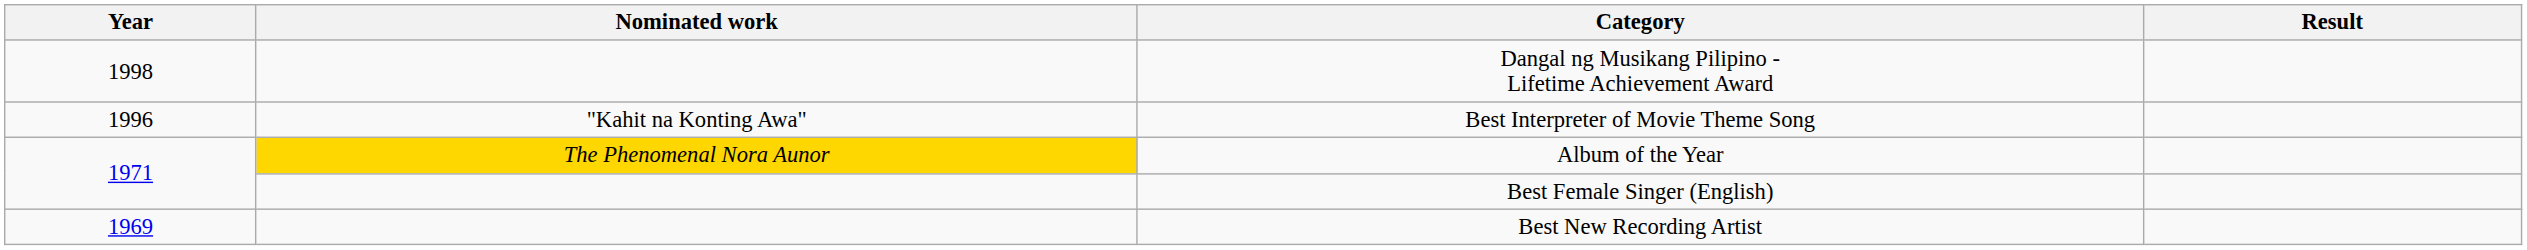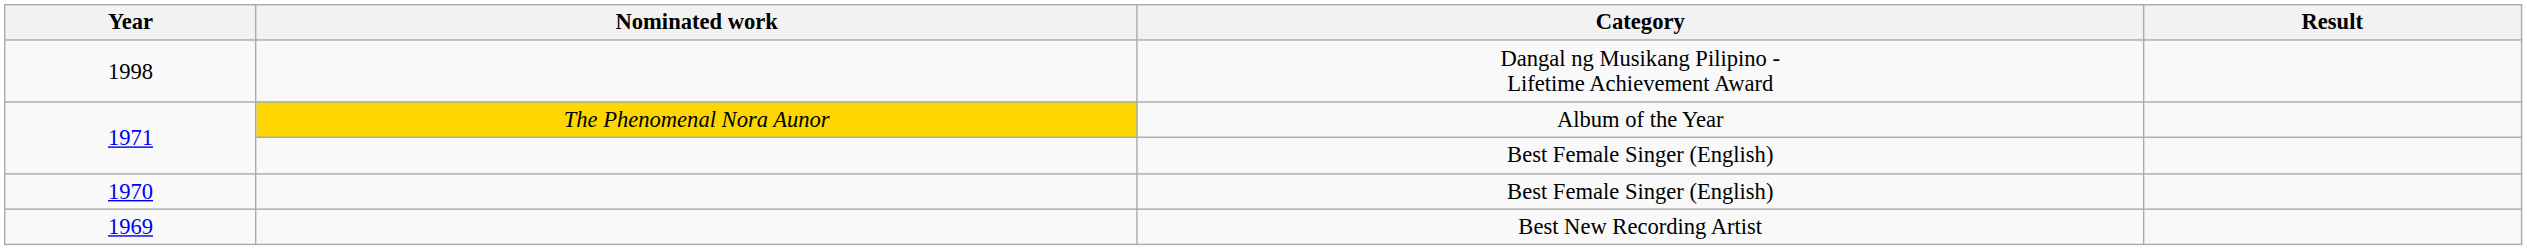- row: (131, 119)
+ row: (131, 190)
